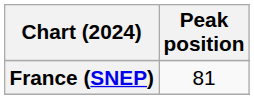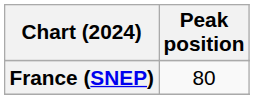(204, 77) 81 -> (204, 77) 80
